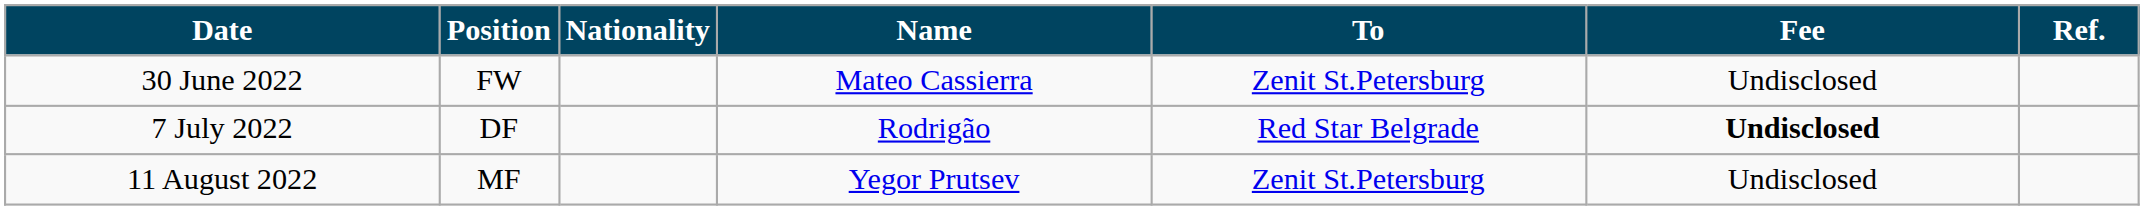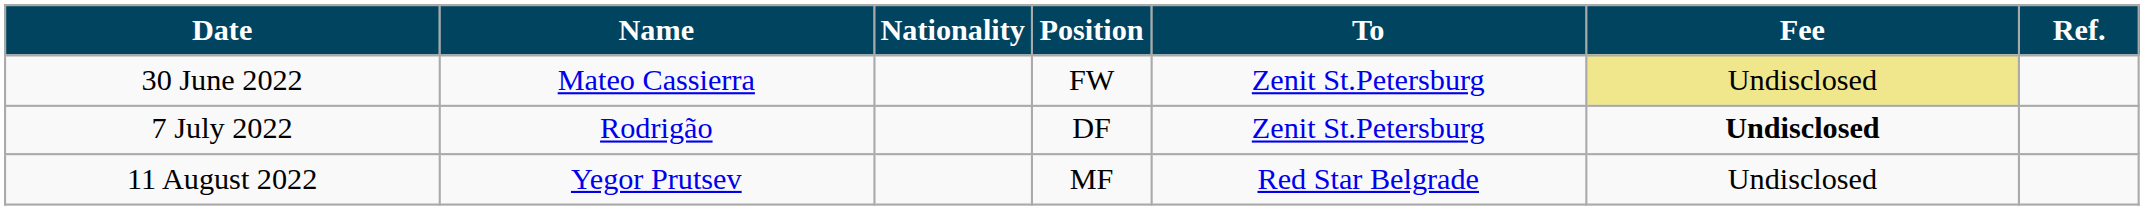columns swapped: (499, 29) <-> (934, 29)
(1802, 79) no background -> (1802, 79) khaki background
(1368, 129) Red Star Belgrade -> (1368, 129) Zenit St.Petersburg
(1368, 179) Zenit St.Petersburg -> (1368, 179) Red Star Belgrade
